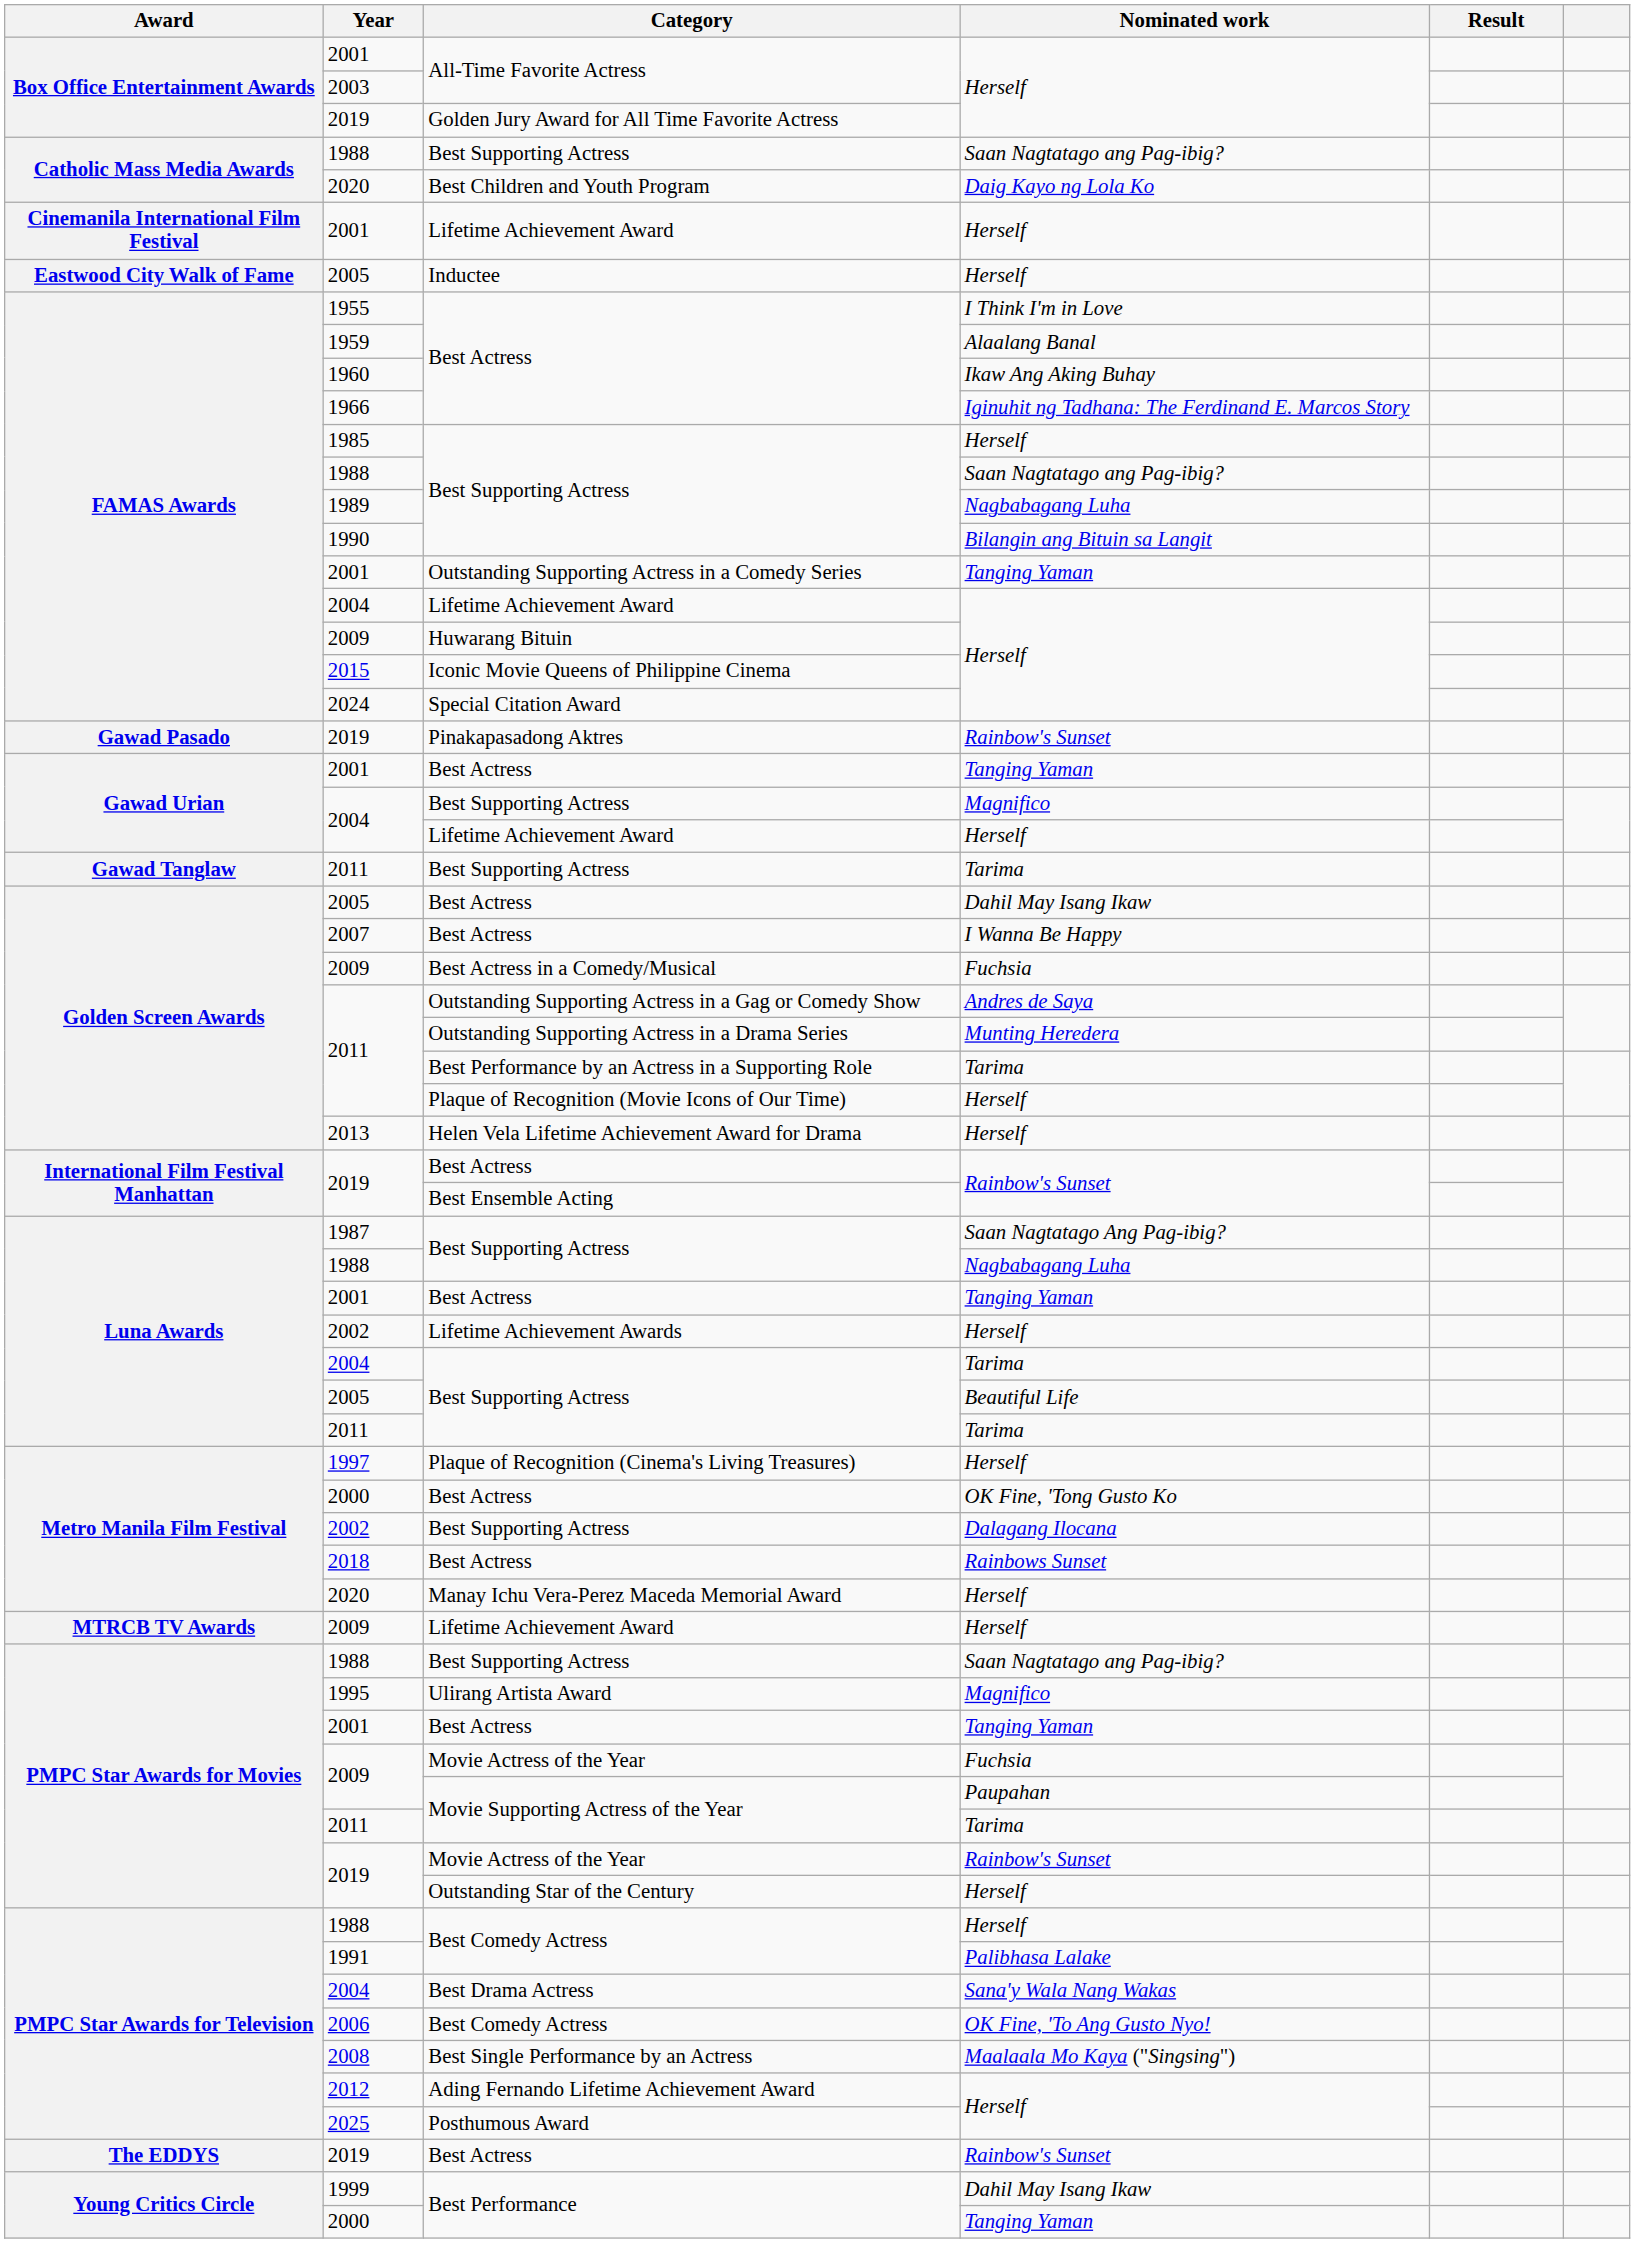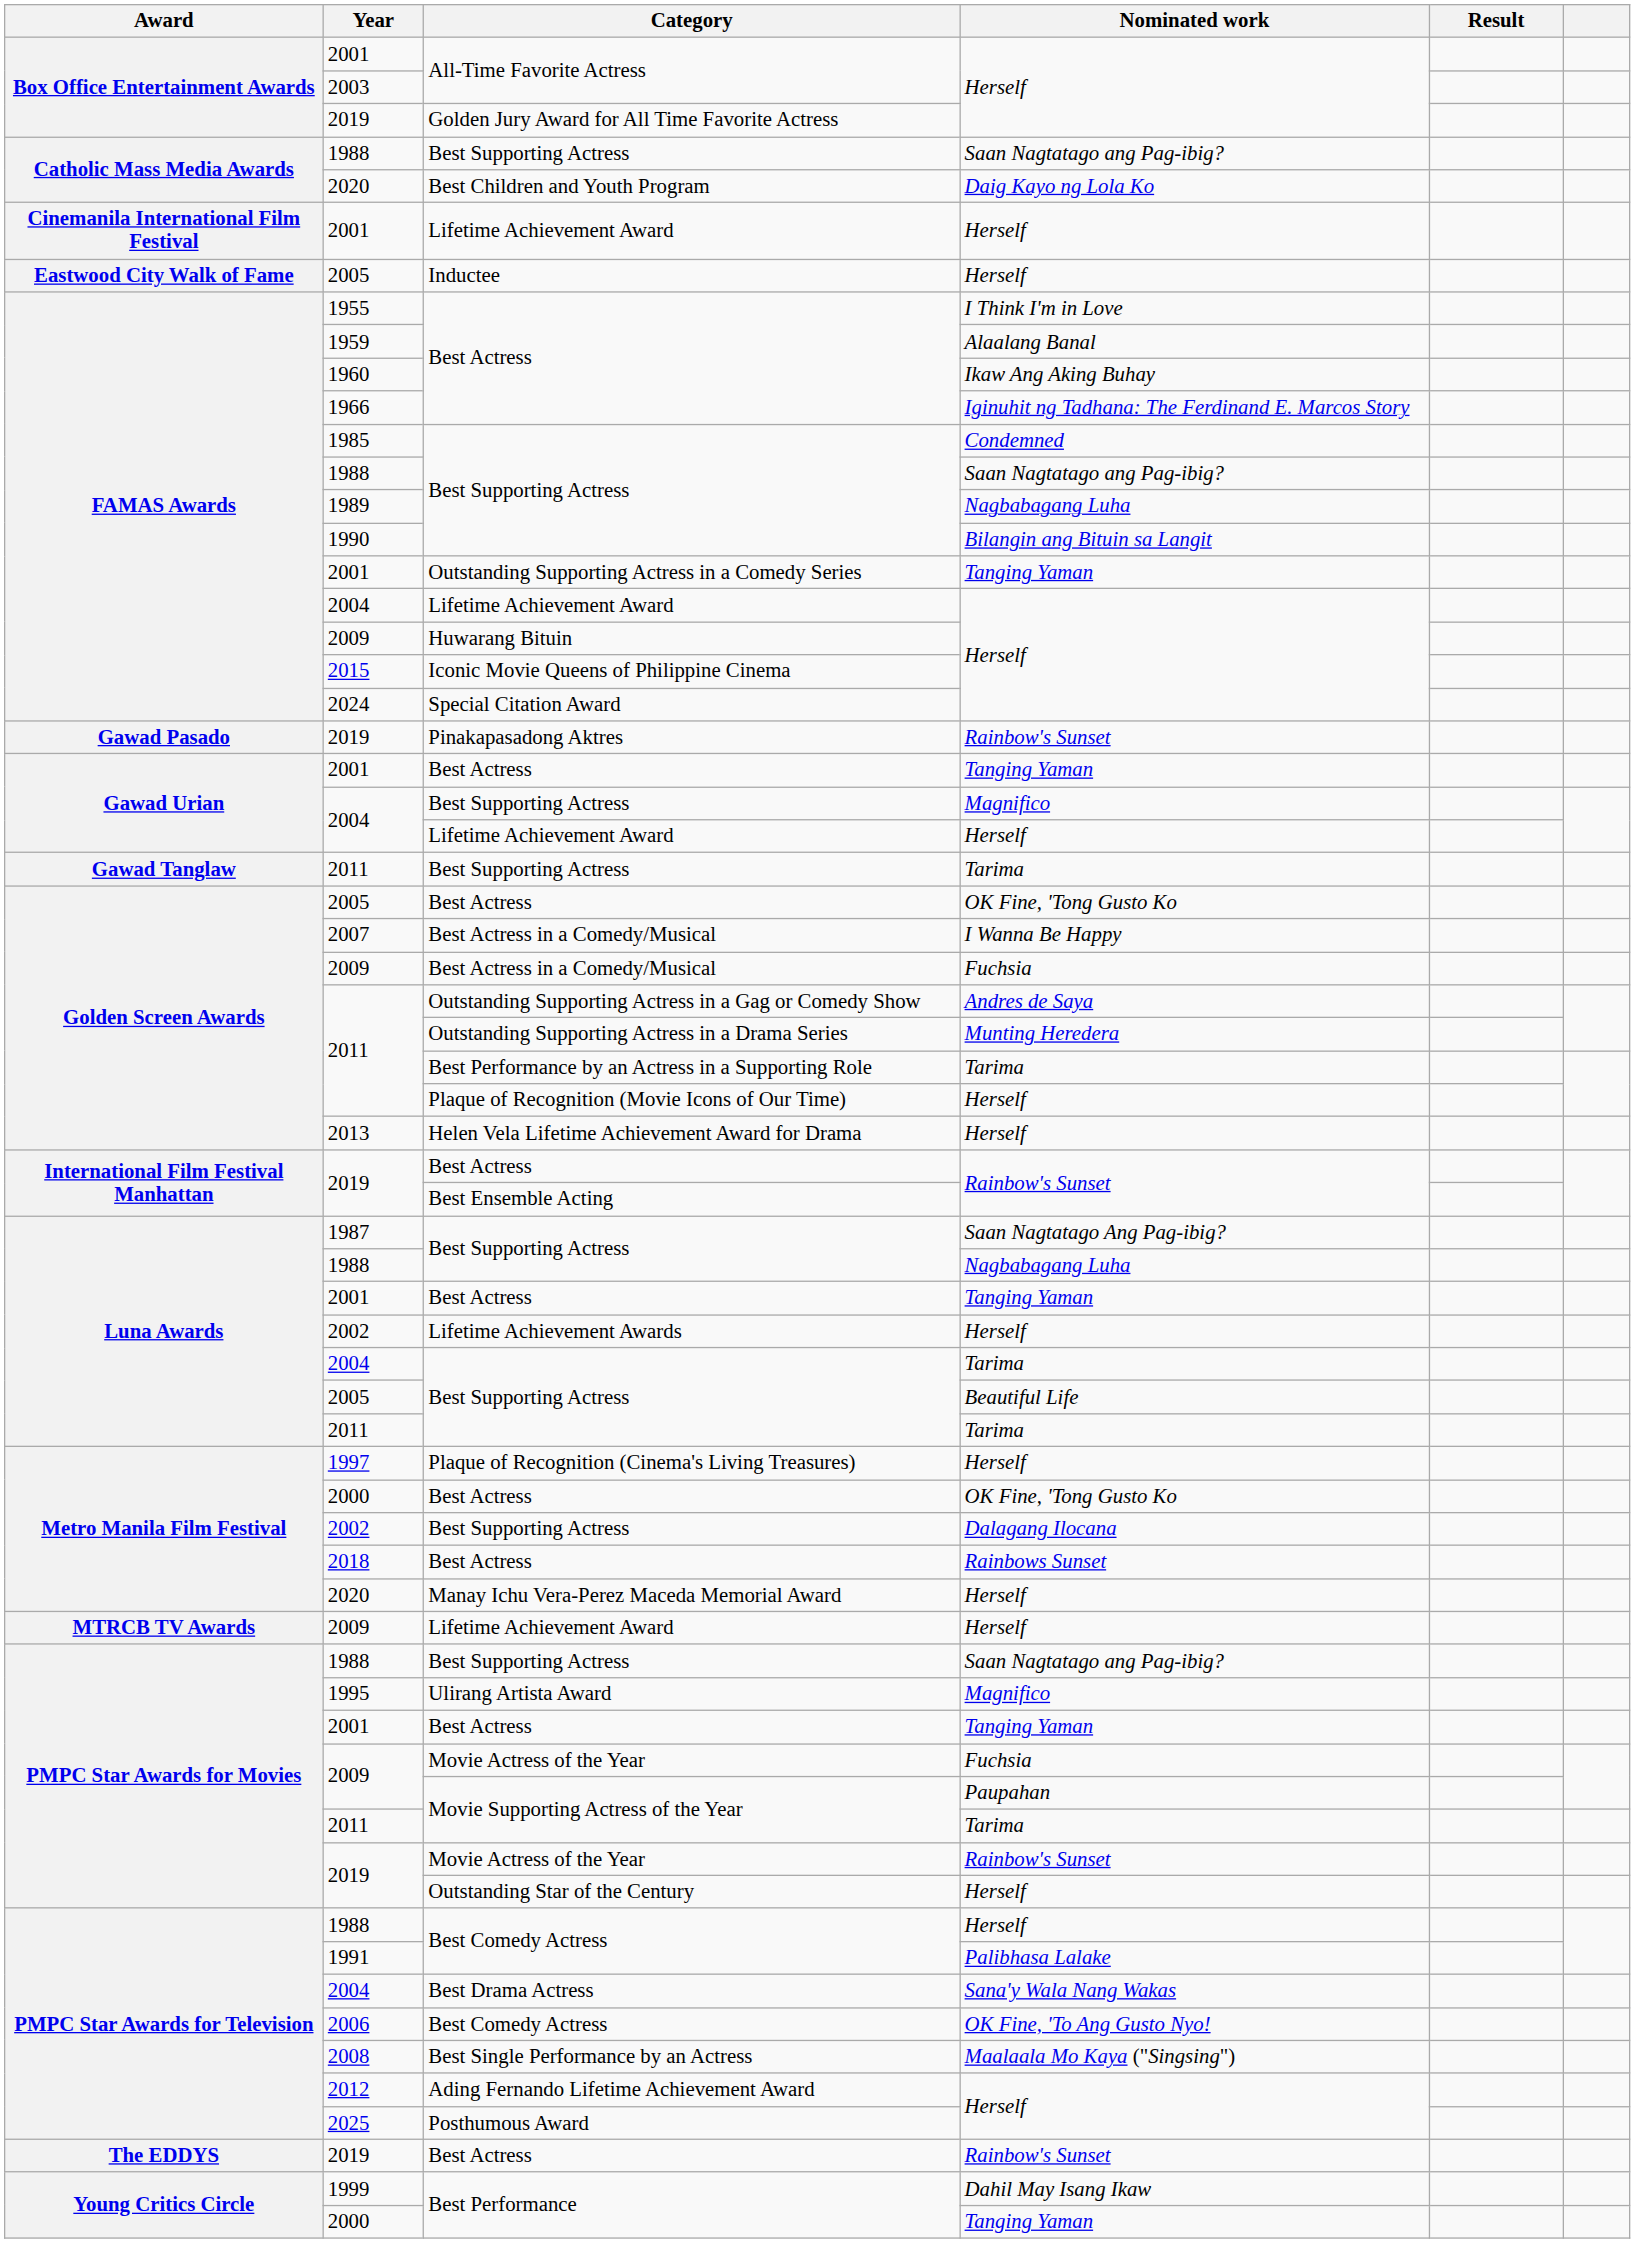(995, 440) Herself -> (1014, 440) Condemned
(1058, 902) Dahil May Isang Ikaw -> (1071, 902) OK Fine, 'Tong Gusto Ko
(480, 935) Best Actress -> (572, 935) Best Actress in a Comedy/Musical
